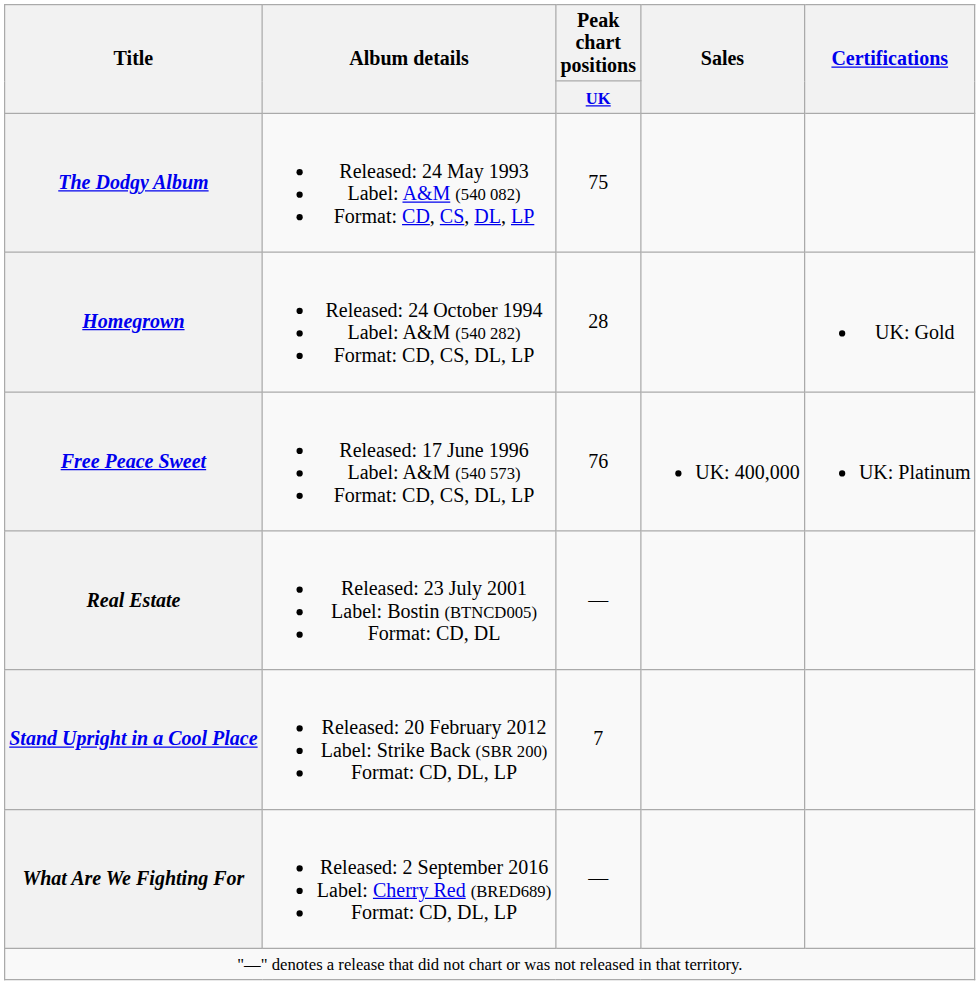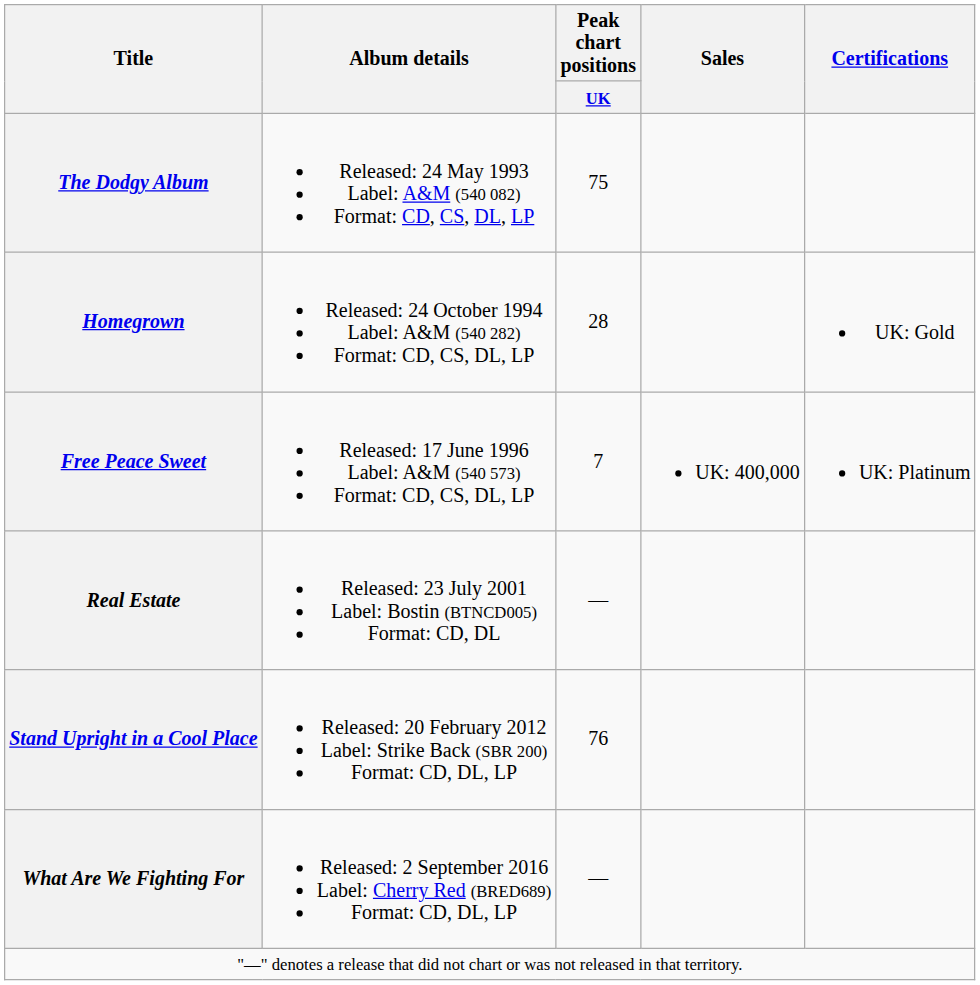(598, 460) 76 -> (598, 460) 7
(598, 739) 7 -> (598, 739) 76
